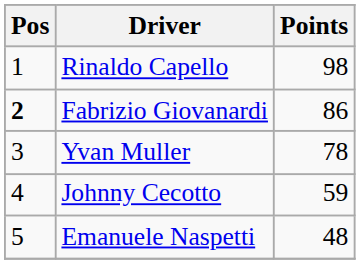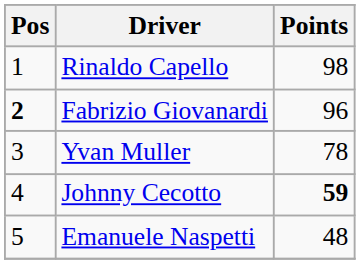(335, 109) 86 -> (335, 109) 96
(335, 193) normal -> (335, 193) bold
